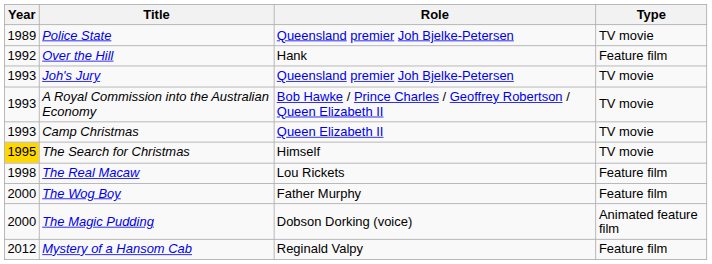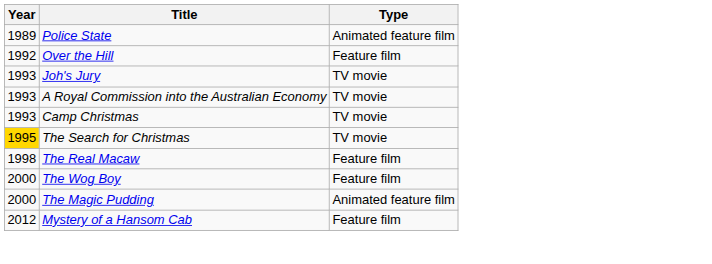- column: (435, 14)
(626, 35) TV movie -> (394, 35) Animated feature film
